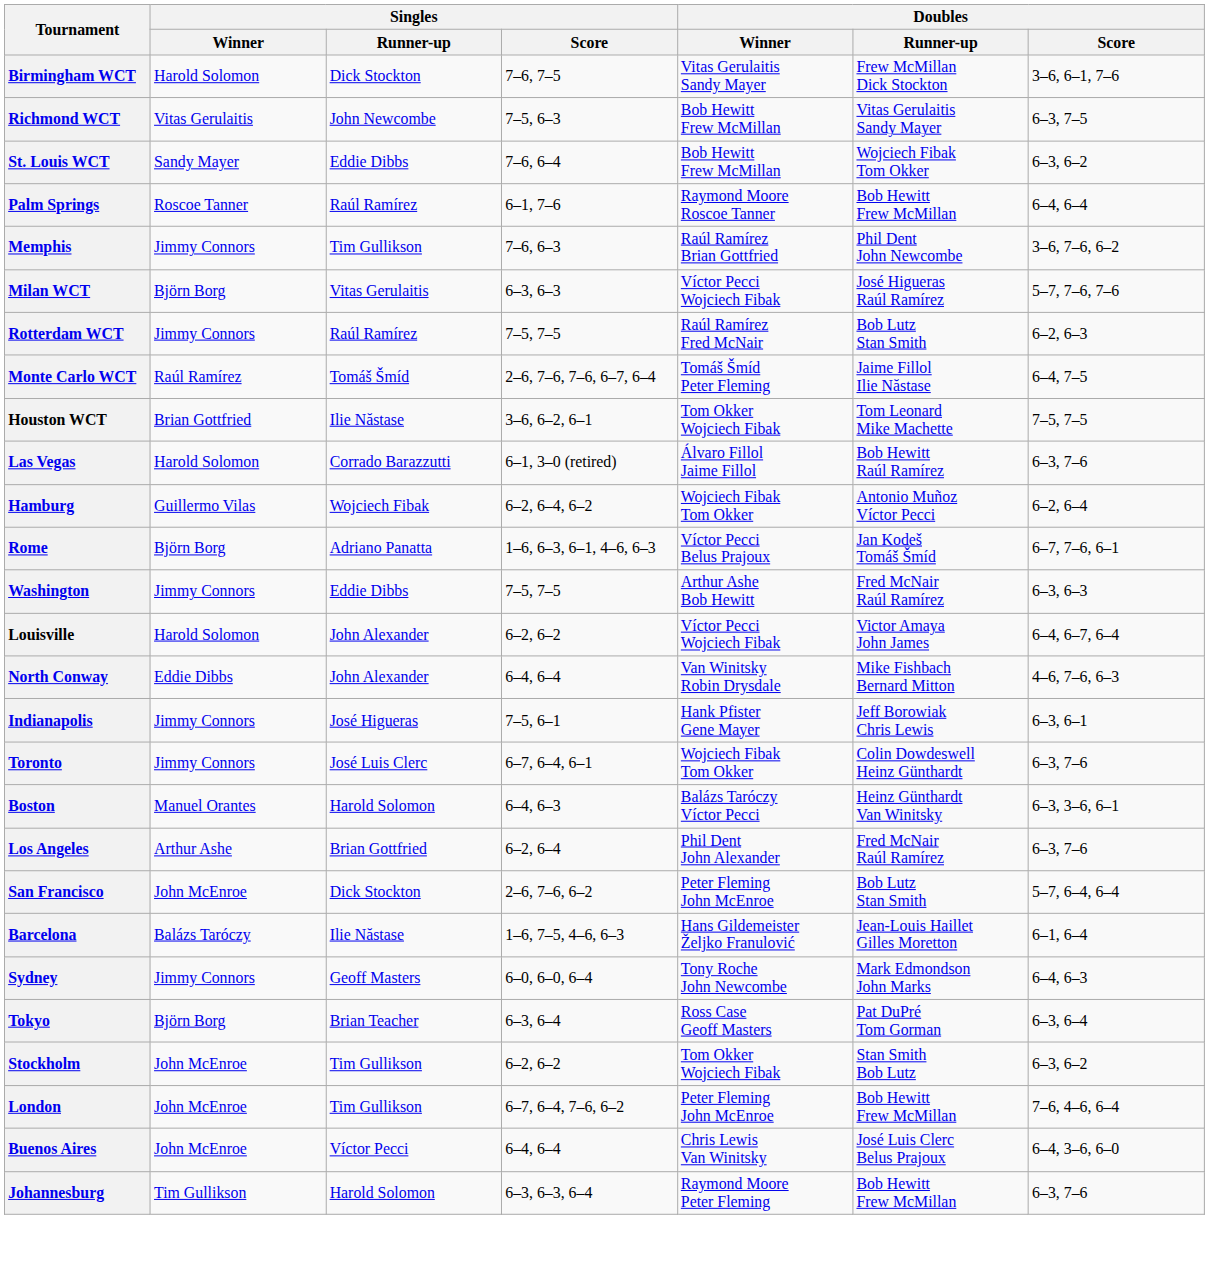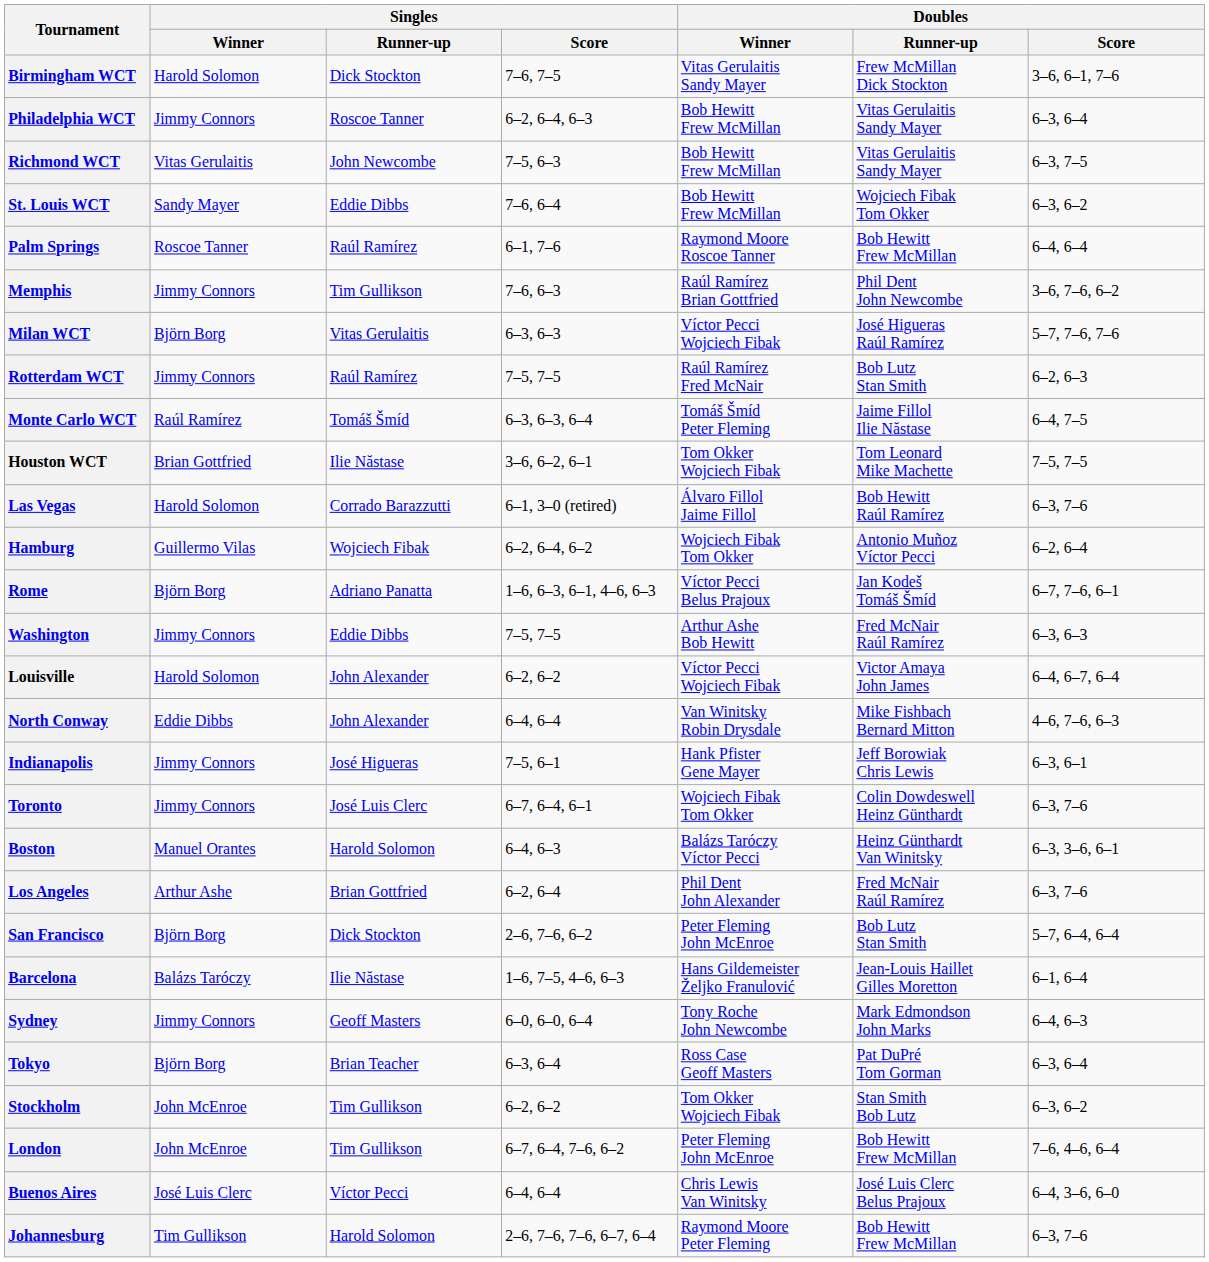+ row: (72, 119)
(580, 376) 2–6, 7–6, 7–6, 6–7, 6–4 -> (549, 419) 6–3, 6–3, 6–4
(200, 892) John McEnroe -> (190, 935) Björn Borg
(200, 1149) John McEnroe -> (203, 1192) José Luis Clerc
(549, 1192) 6–3, 6–3, 6–4 -> (580, 1235) 2–6, 7–6, 7–6, 6–7, 6–4
